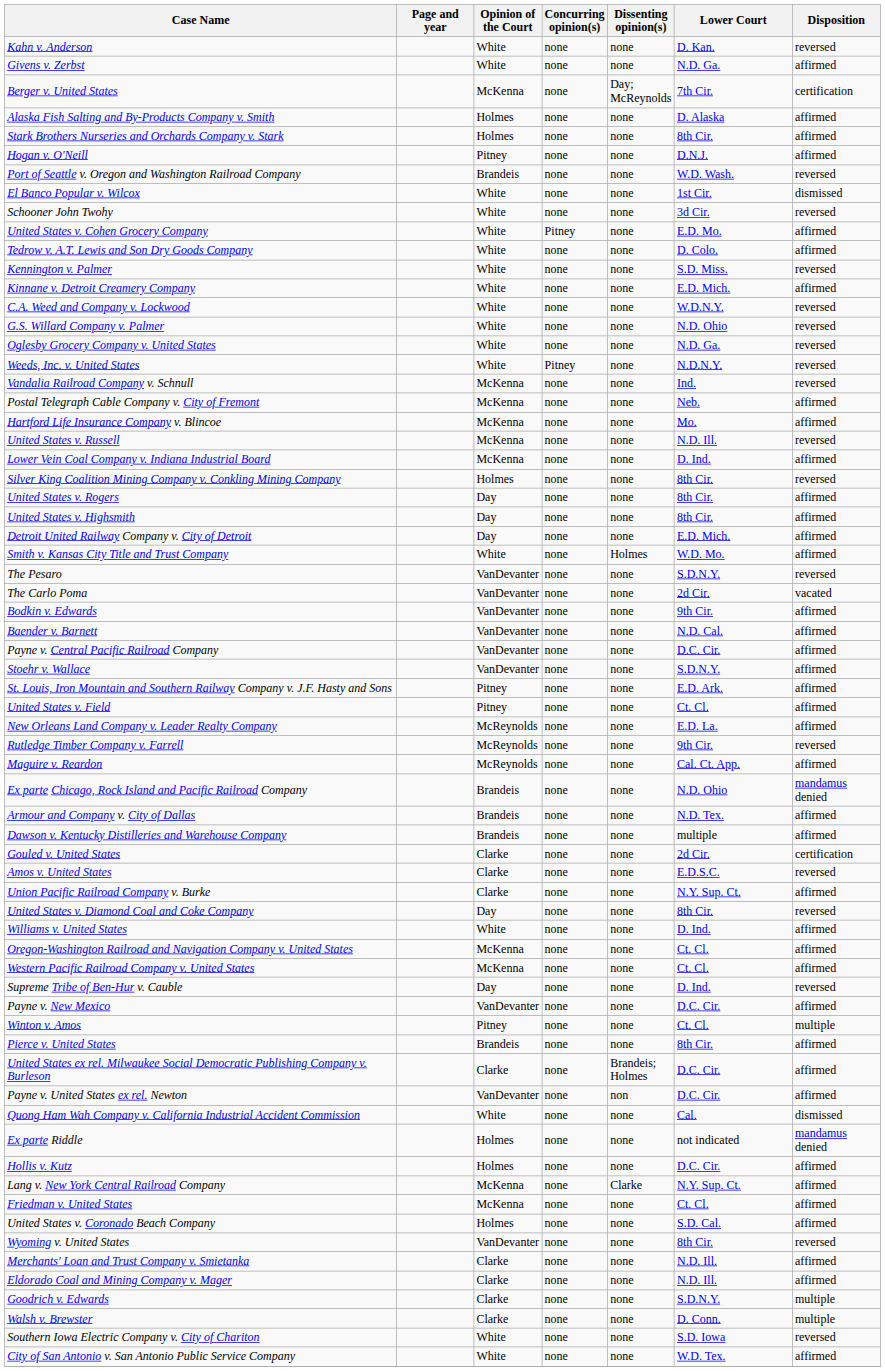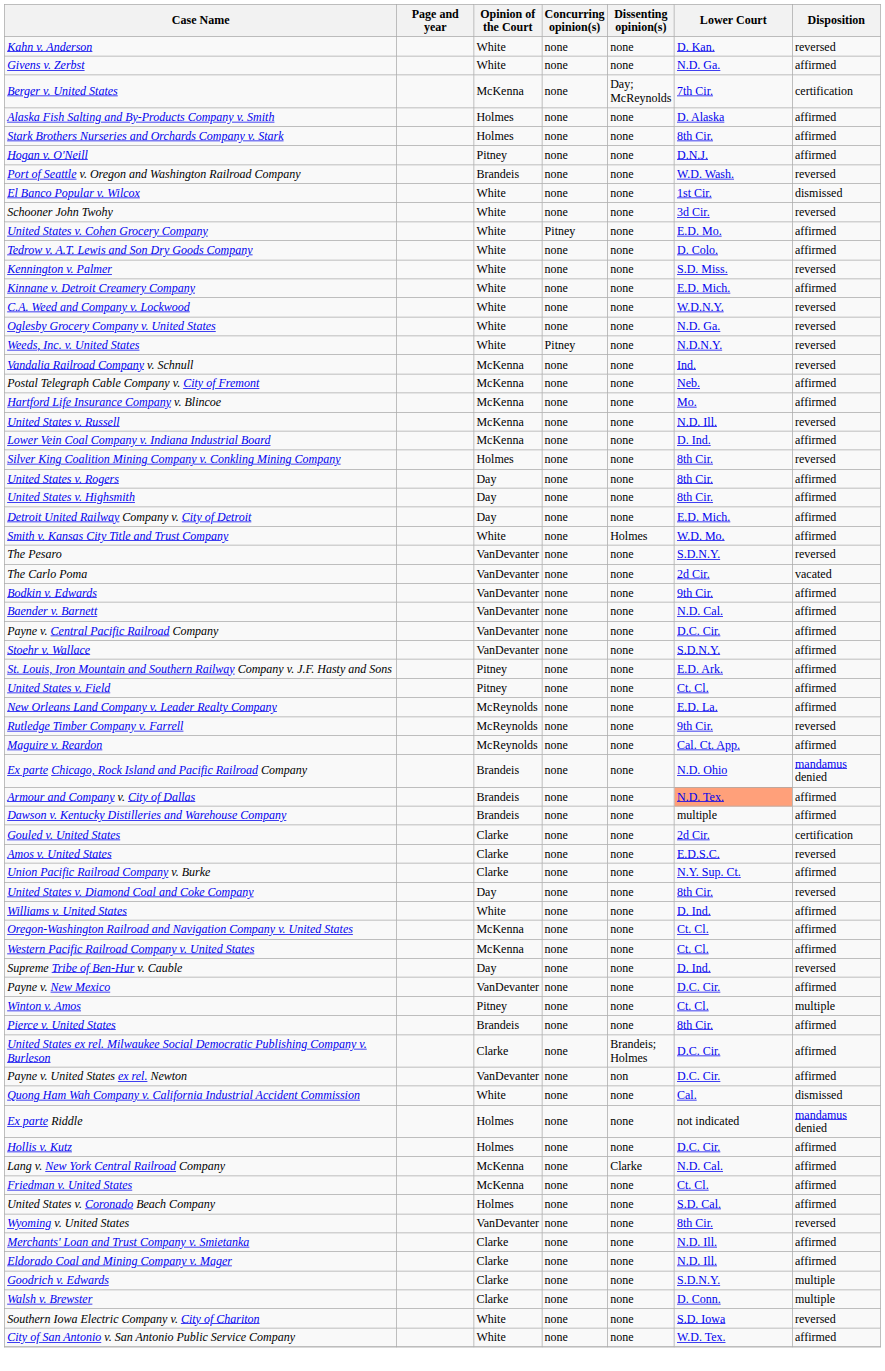- row: (86, 326)
(700, 815) no background -> (700, 796) lightsalmon background
(709, 1185) N.Y. Sup. Ct. -> (700, 1166) N.D. Cal.
